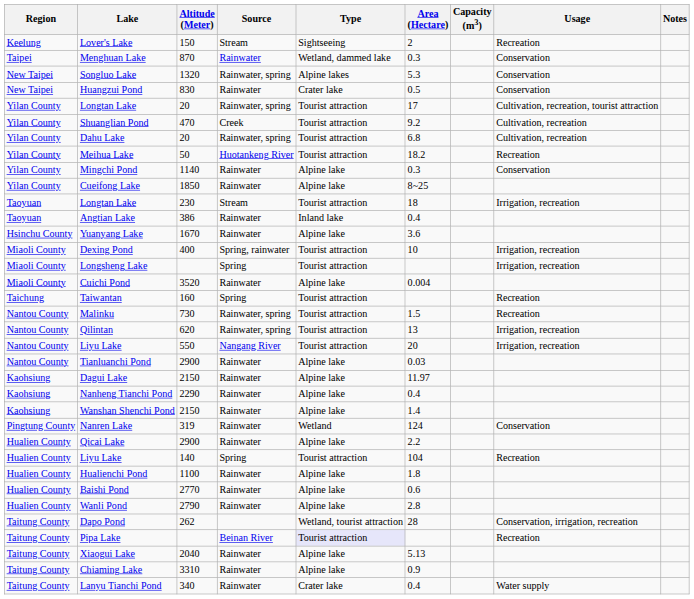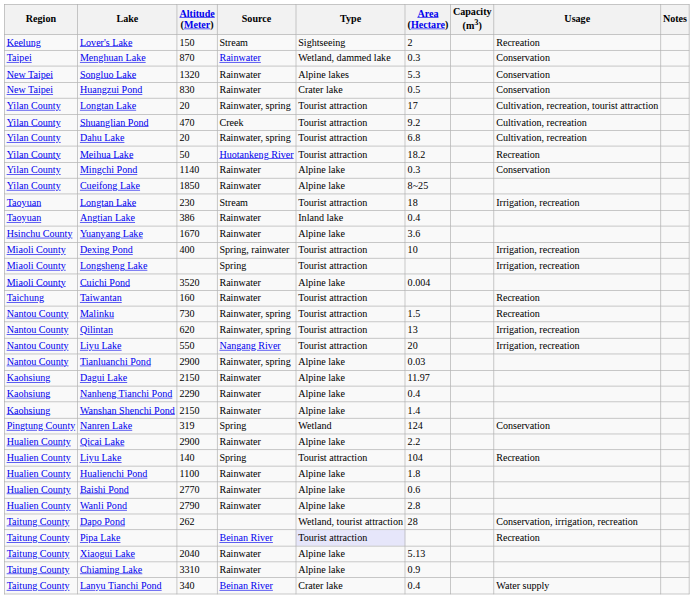(255, 74) Rainwater, spring -> (240, 74) Rainwater
(233, 298) Spring -> (240, 298) Rainwater
(240, 362) Rainwater -> (255, 362) Rainwater, spring
(240, 426) Rainwater -> (233, 426) Spring
(240, 586) Rainwater -> (246, 586) Beinan River
